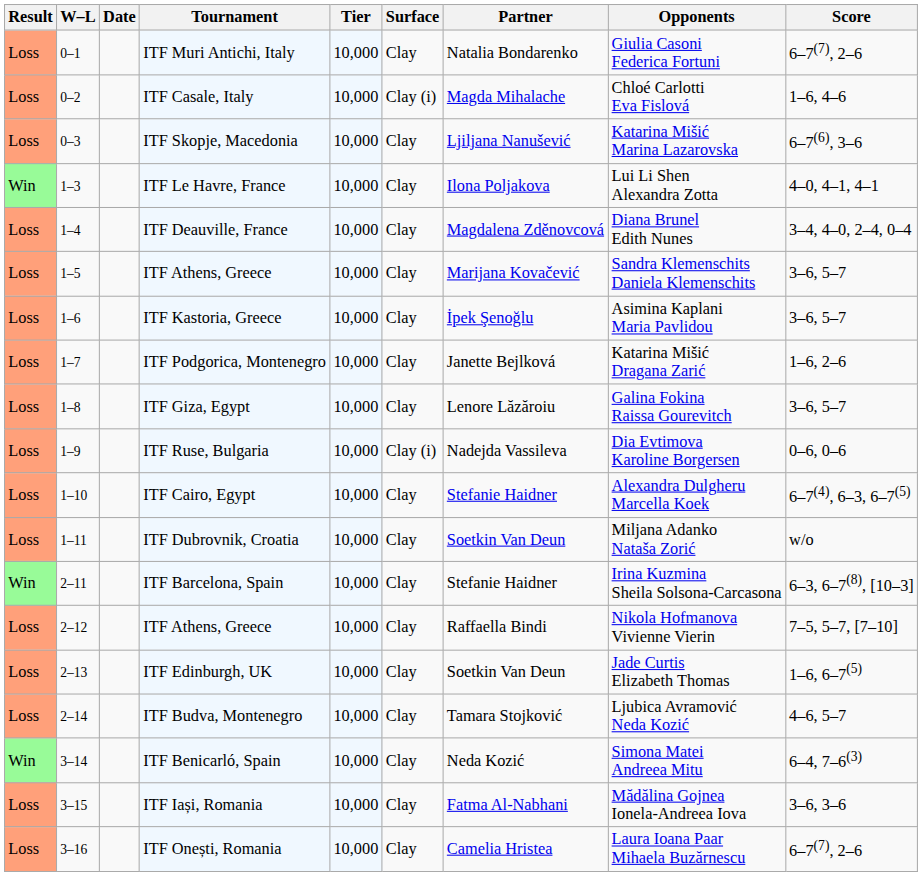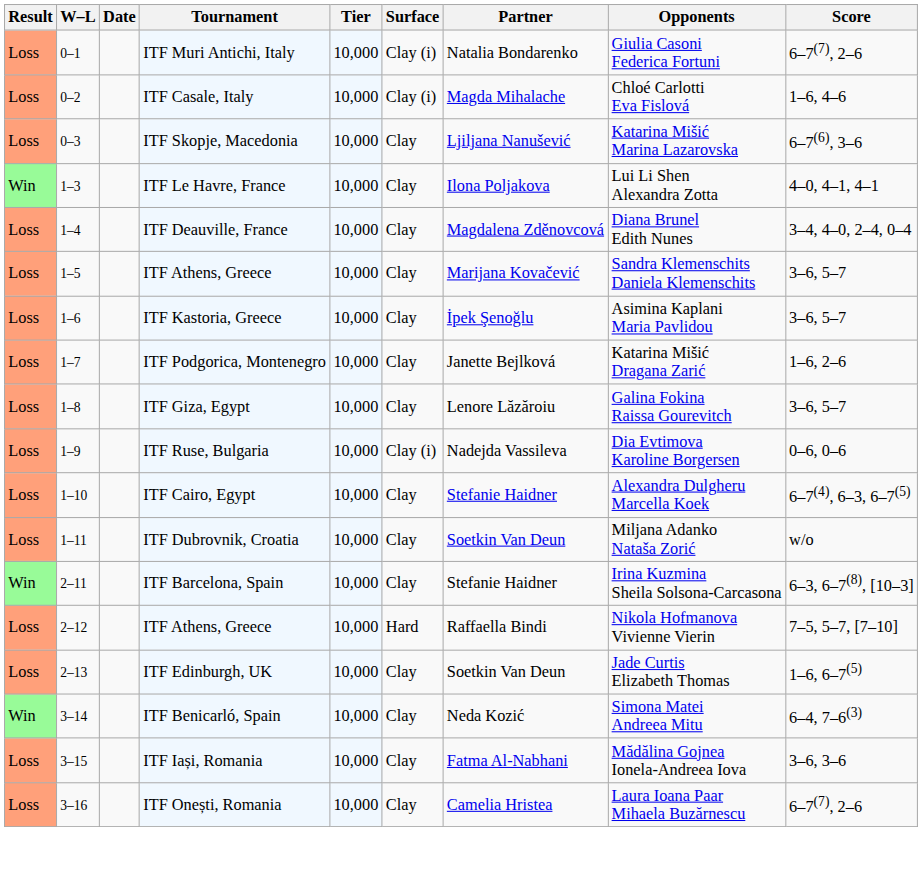(401, 52) Clay -> (411, 52) Clay (i)
(401, 627) Clay -> (402, 627) Hard
- row: (74, 717)
